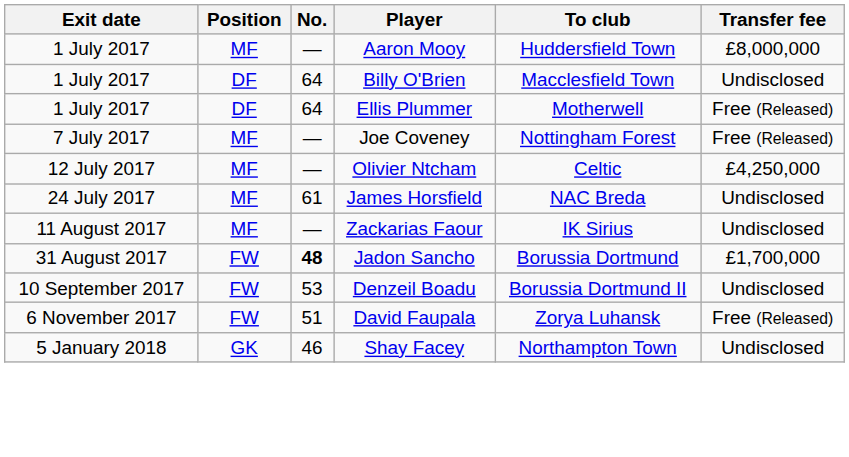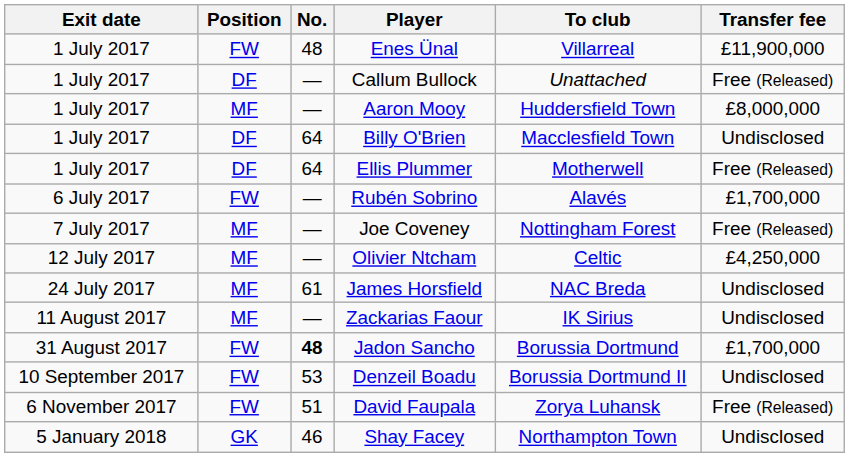+ row: (414, 49)
+ row: (414, 79)
+ row: (414, 198)
